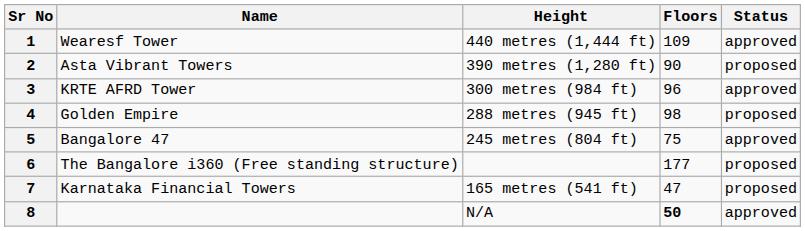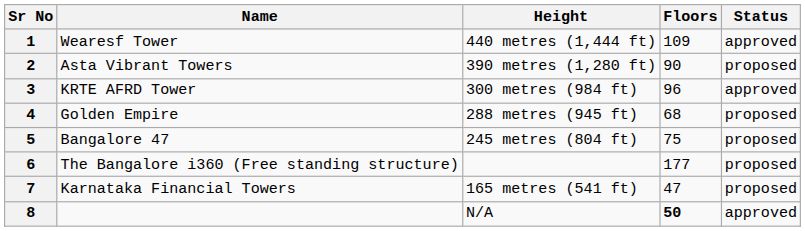(672, 115) 98 -> (672, 115) 68
(761, 140) approved -> (761, 140) proposed
